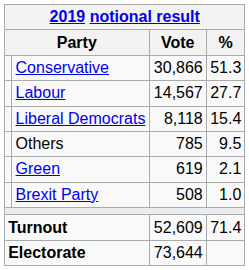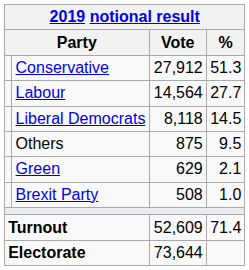(178, 67) 30,866 -> (178, 67) 27,912
(178, 93) 14,567 -> (178, 93) 14,564
(226, 118) 15.4 -> (226, 118) 14.5
(189, 144) 785 -> (189, 144) 875
(189, 169) 619 -> (189, 169) 629
